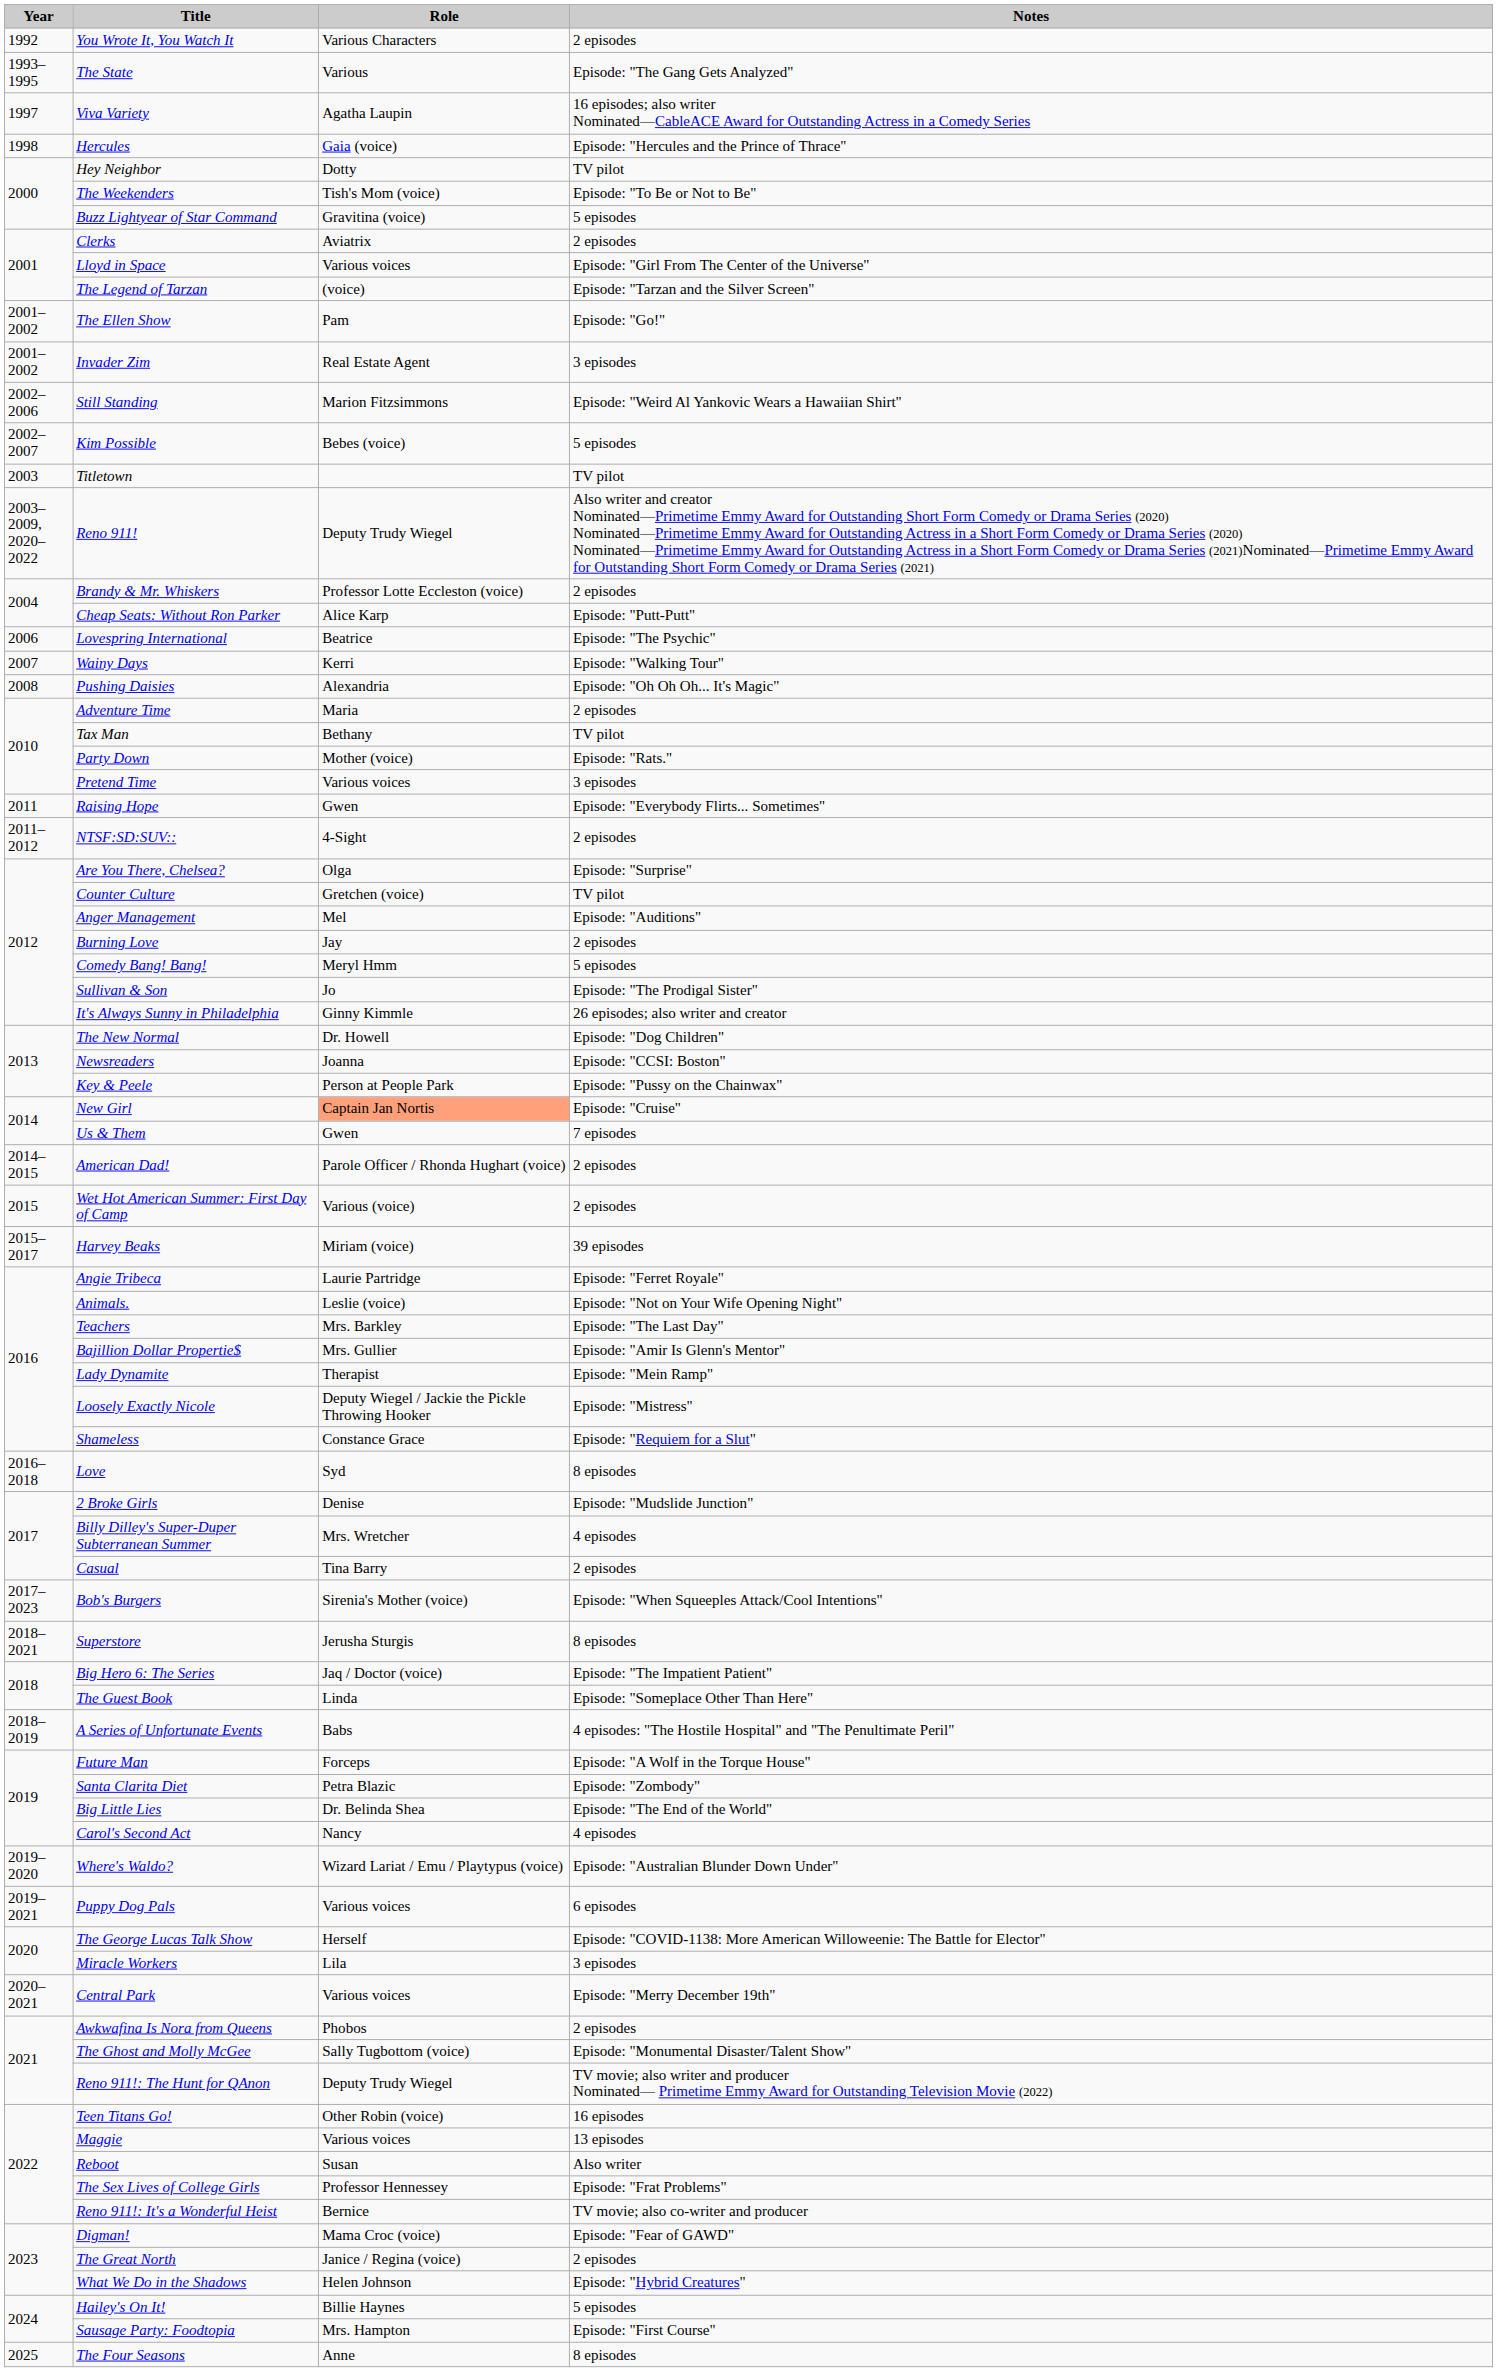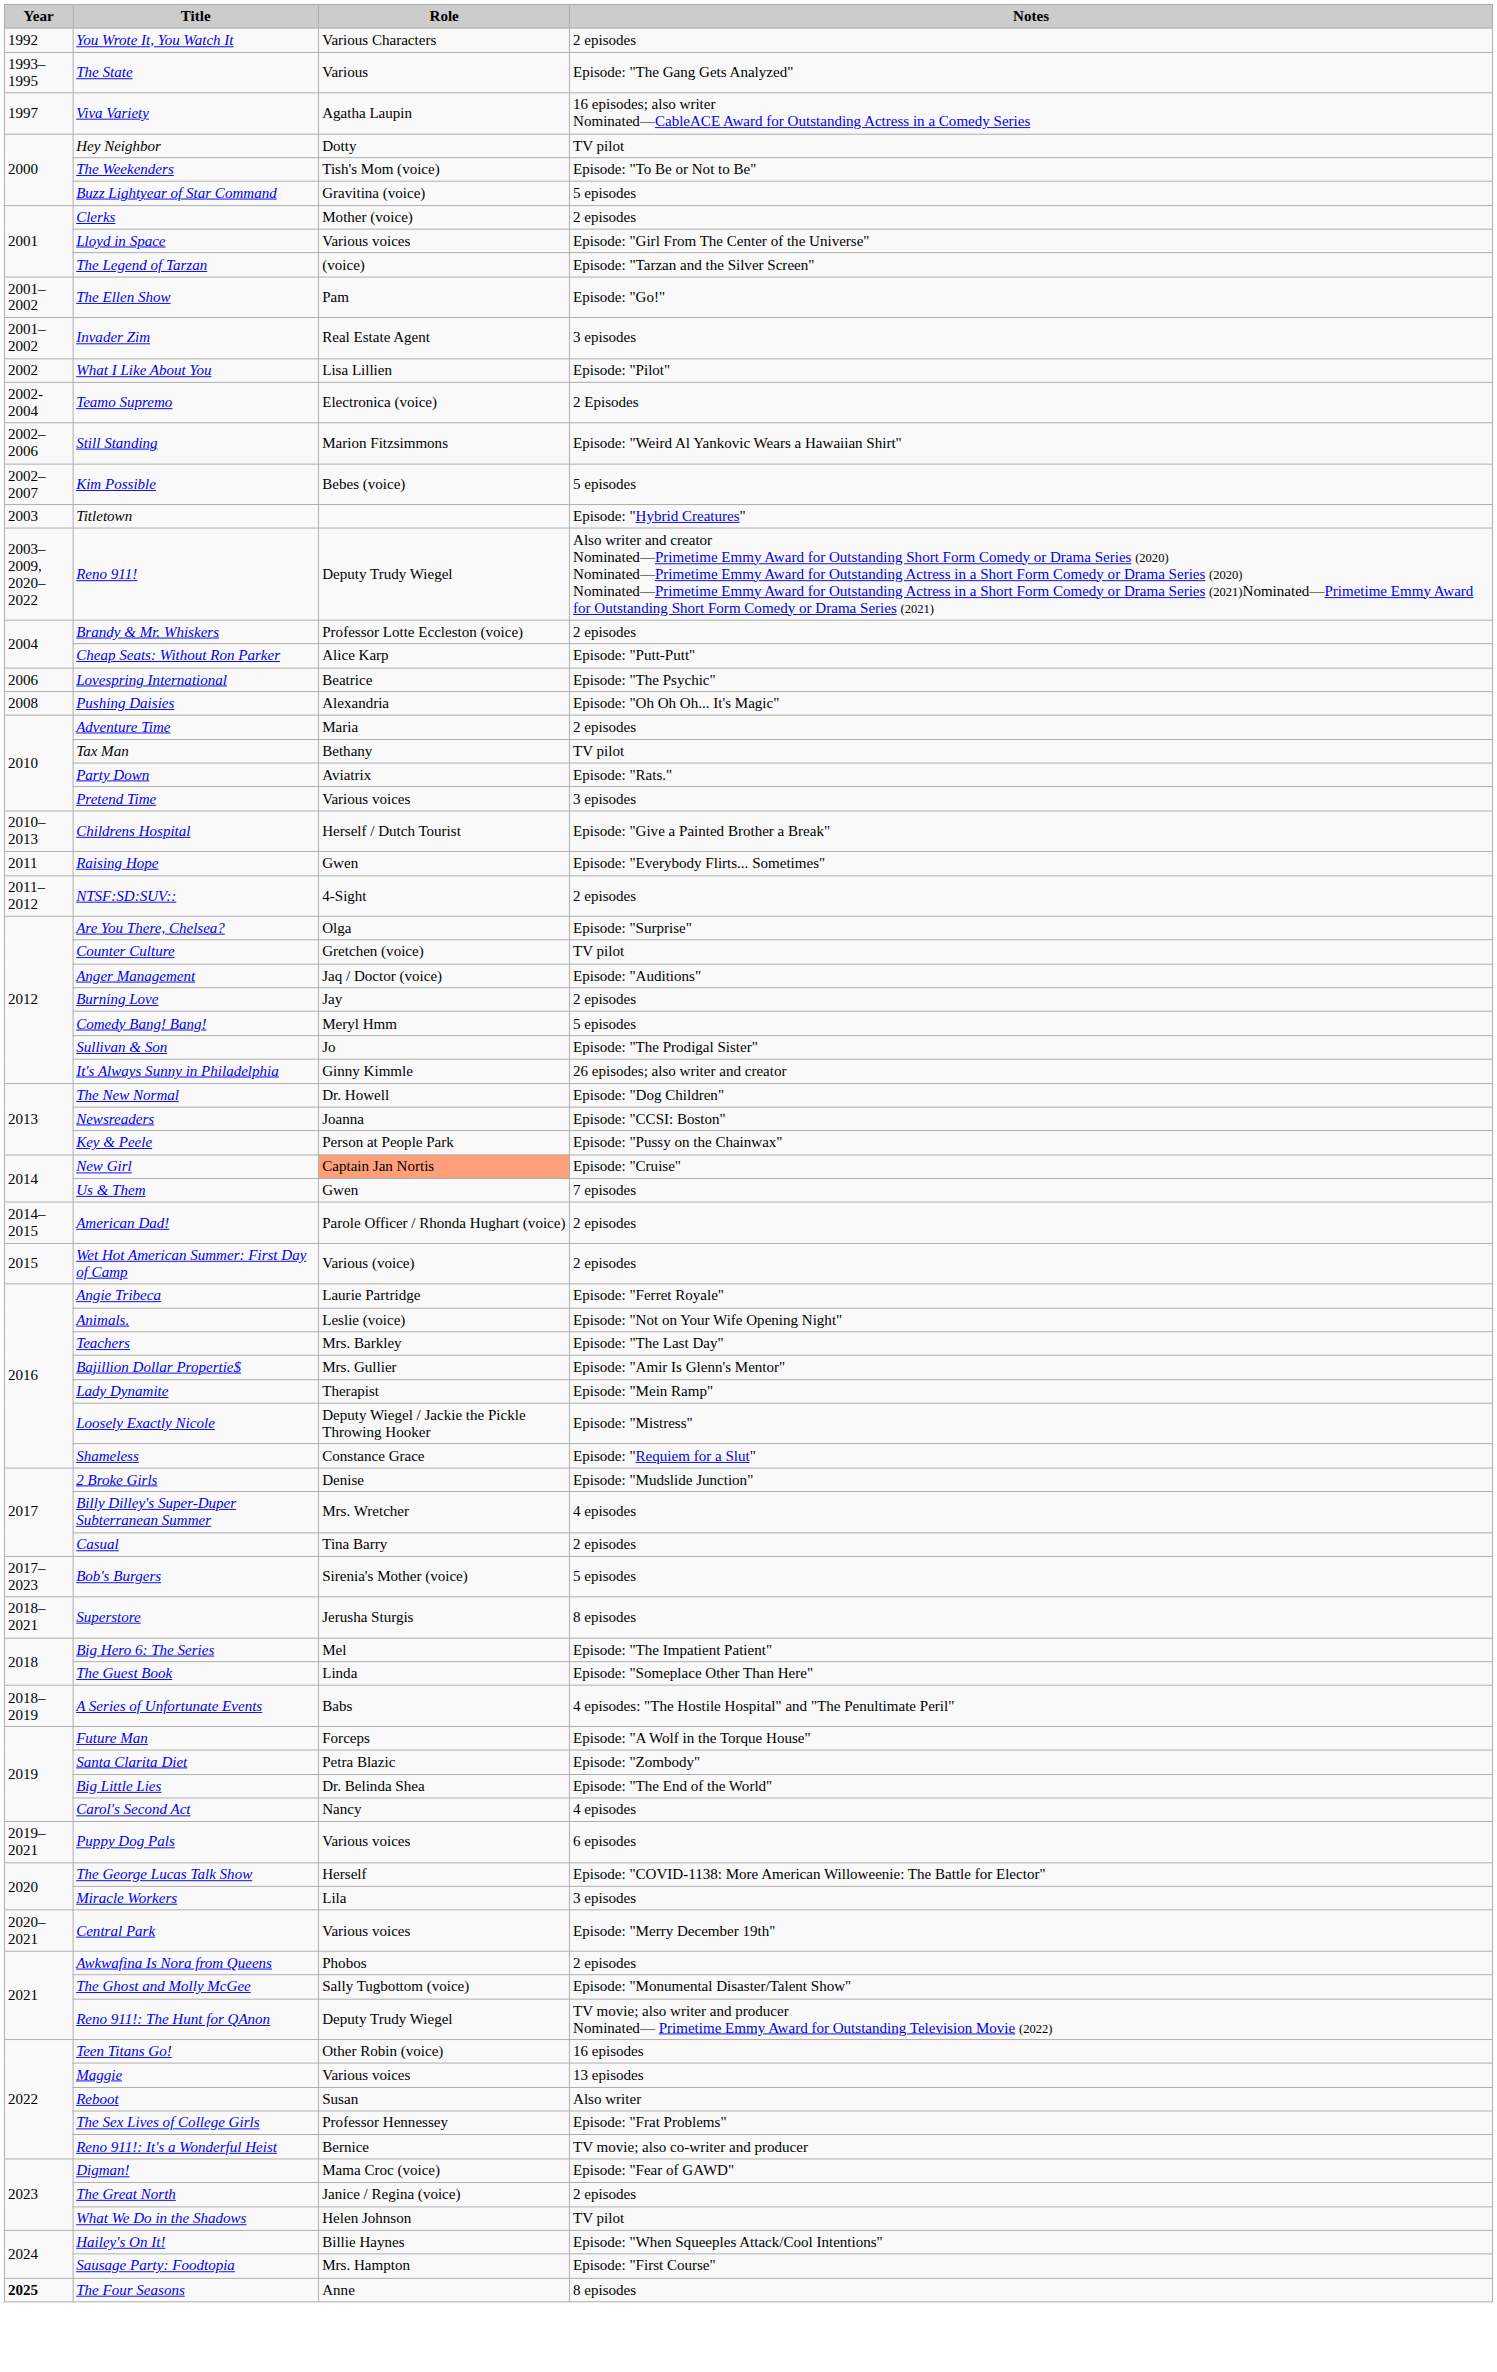- row: (103, 145)
(347, 241) Aviatrix -> (368, 217) Mother (voice)
+ row: (144, 370)
+ row: (124, 402)
(599, 475) TV pilot -> (659, 516) Episode: "Hybrid Creatures"
- row: (112, 662)
(368, 758) Mother (voice) -> (347, 775) Aviatrix
+ row: (133, 831)
(334, 918) Mel -> (382, 975) Jaq / Doctor (voice)
- row: (118, 1246)
- row: (91, 1471)
(728, 1600) Episode: "When Squeeples Attack/Cool Intentions" -> (605, 1576) 5 episodes
(382, 1673) Jaq / Doctor (voice) -> (334, 1649) Mel
- row: (125, 1865)
(659, 2283) Episode: "Hybrid Creatures" -> (599, 2218) TV pilot
(605, 2306) 5 episodes -> (728, 2242) Episode: "When Squeeples Attack/Cool Intentions"
(23, 2354) normal -> (23, 2289) bold
